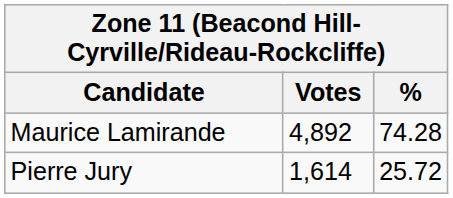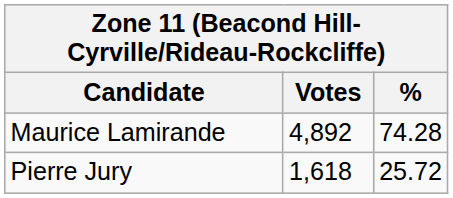(320, 172) 1,614 -> (320, 172) 1,618
